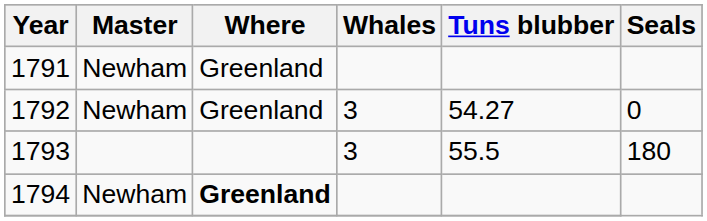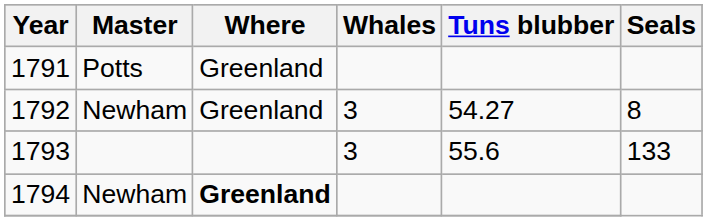(135, 67) Newham -> (113, 67) Potts
(634, 109) 0 -> (634, 109) 8
(474, 151) 55.5 -> (474, 151) 55.6
(649, 151) 180 -> (649, 151) 133
